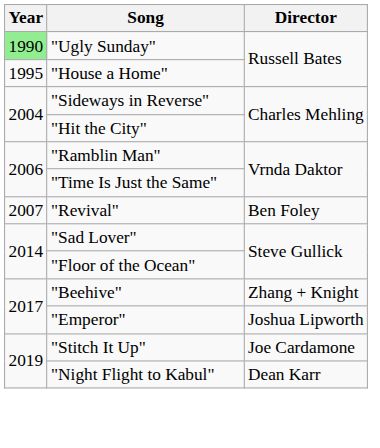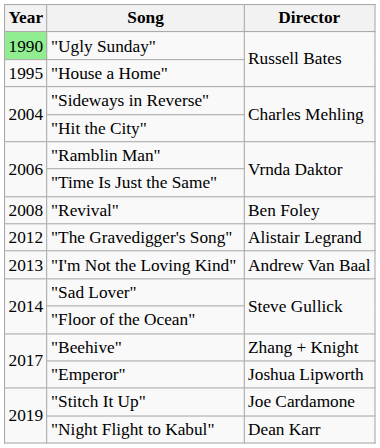(26, 210) 2007 -> (26, 210) 2008
+ row: (142, 237)
+ row: (144, 264)
